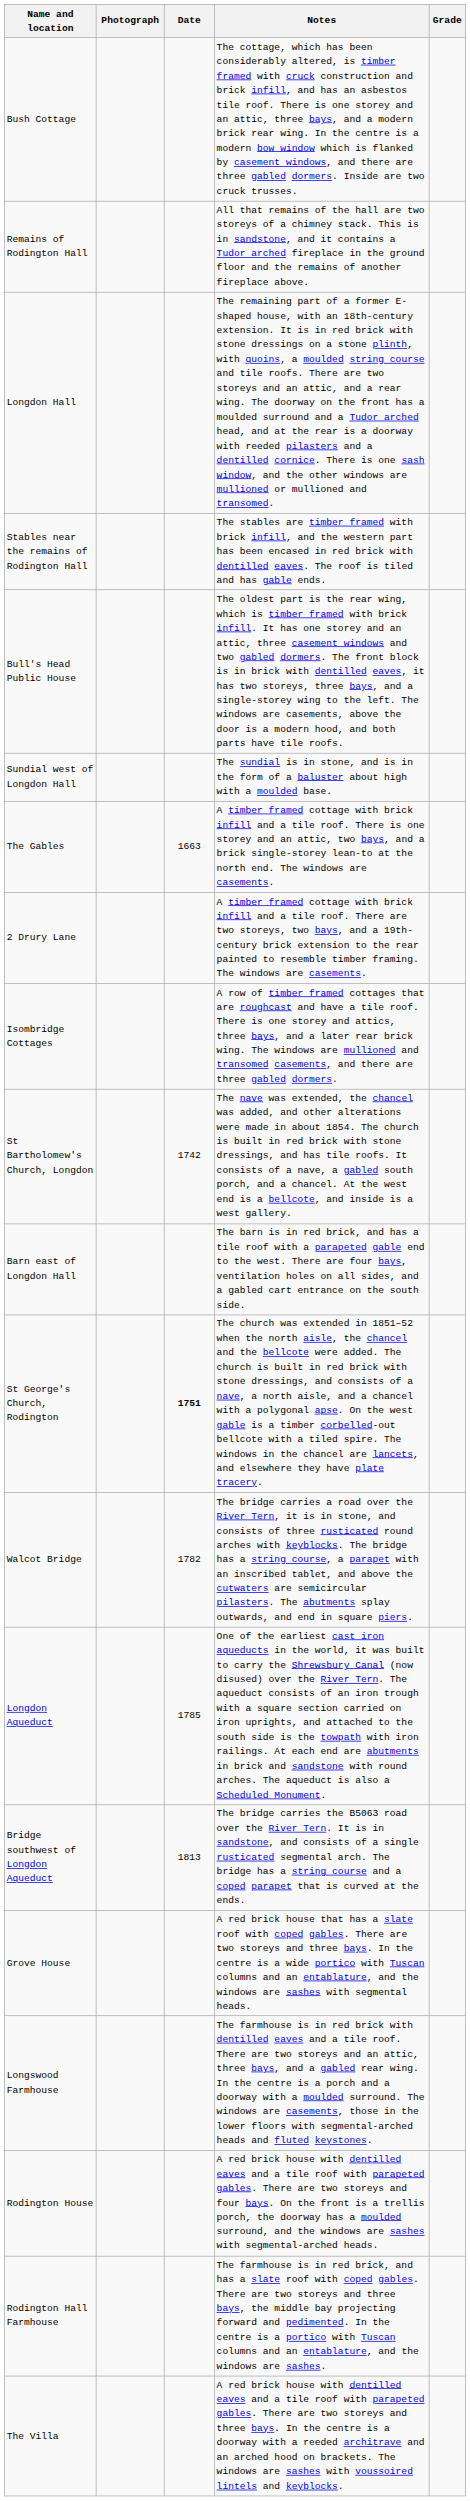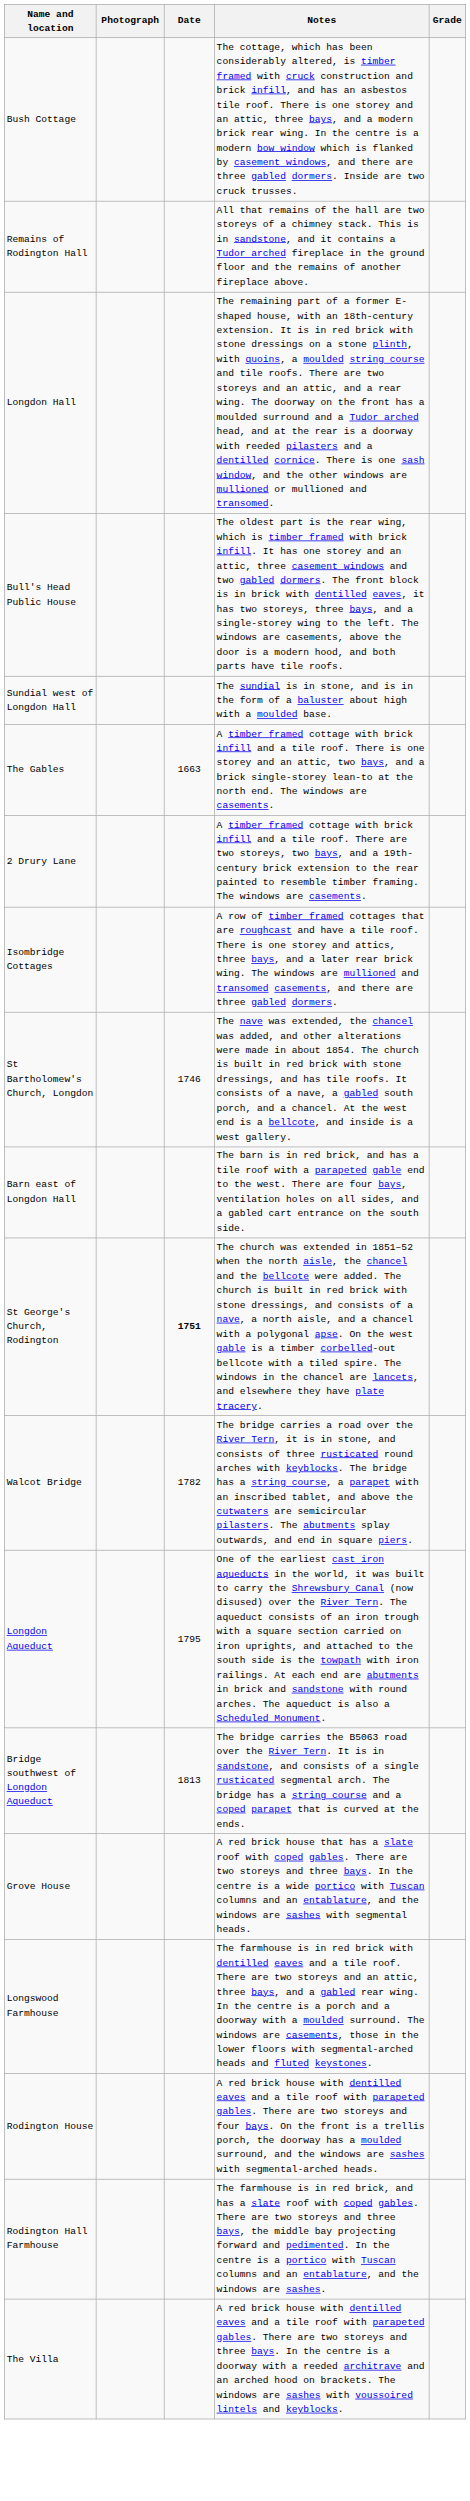- row: (47, 551)
(189, 1156) 1742 -> (189, 1079) 1746
(189, 1716) 1785 -> (189, 1639) 1795
